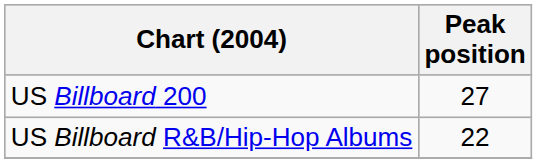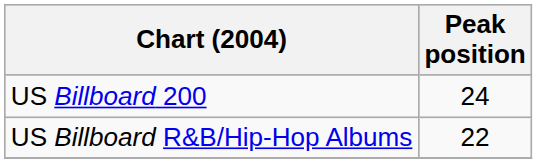(475, 95) 27 -> (475, 95) 24
